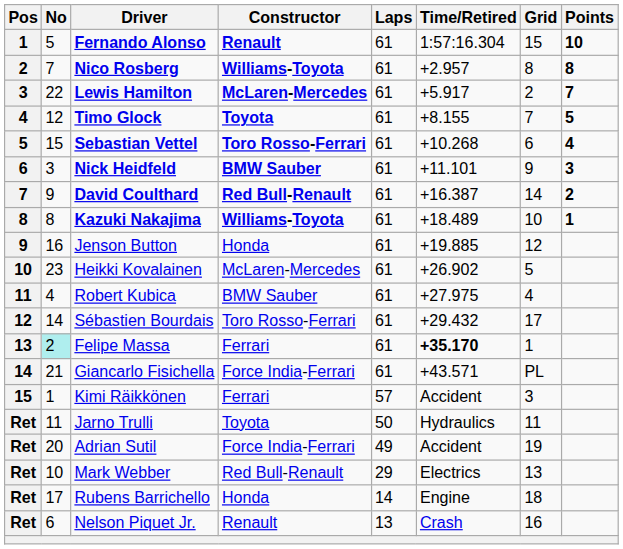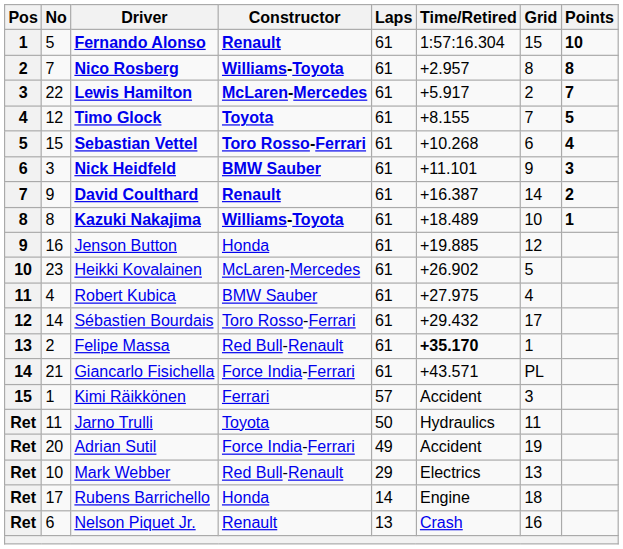(287, 194) Red Bull-Renault -> (251, 194) Renault
(50, 346) paleturquoise background -> (50, 346) no background
(246, 346) Ferrari -> (283, 346) Red Bull-Renault
